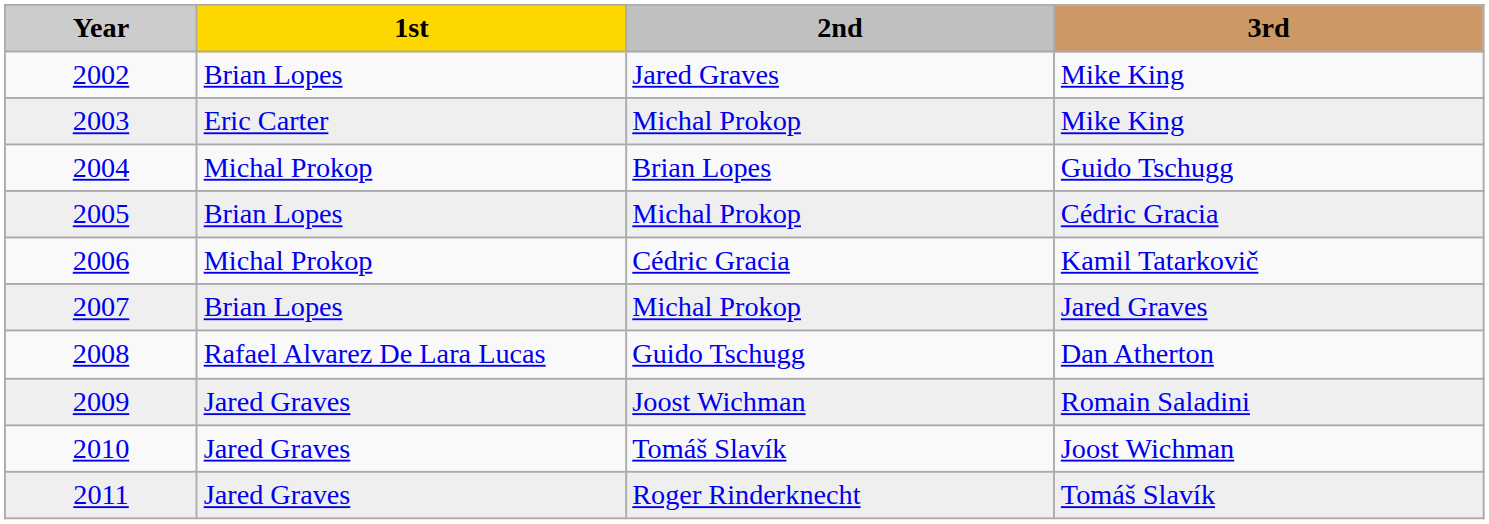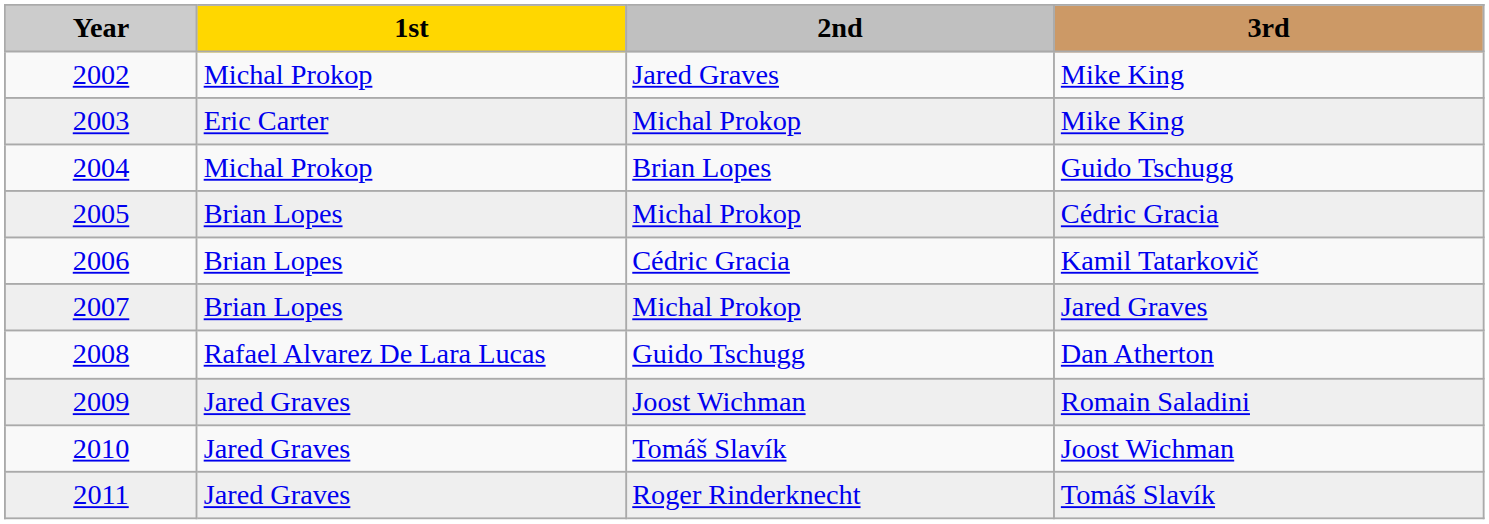(273, 74) Brian Lopes -> (288, 74) Michal Prokop
(288, 261) Michal Prokop -> (273, 261) Brian Lopes
